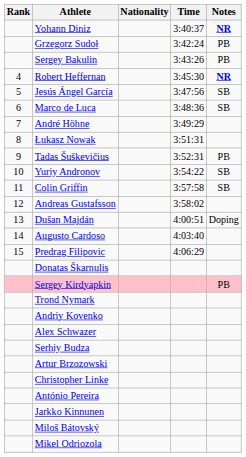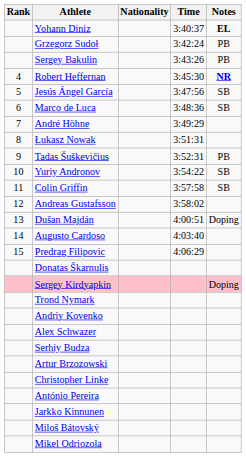(224, 28) NR -> (224, 28) EL
(224, 284) PB -> (224, 284) Doping
